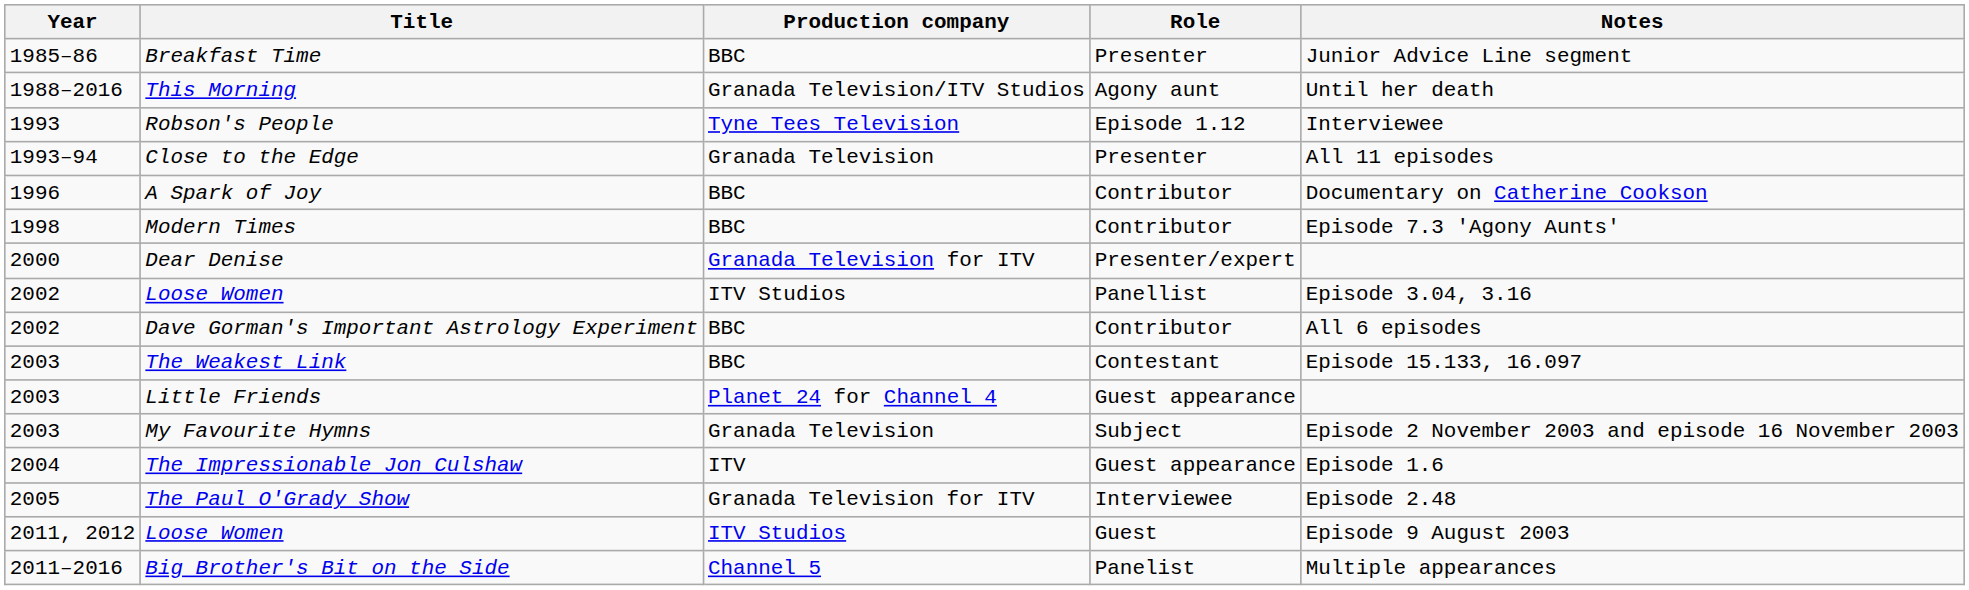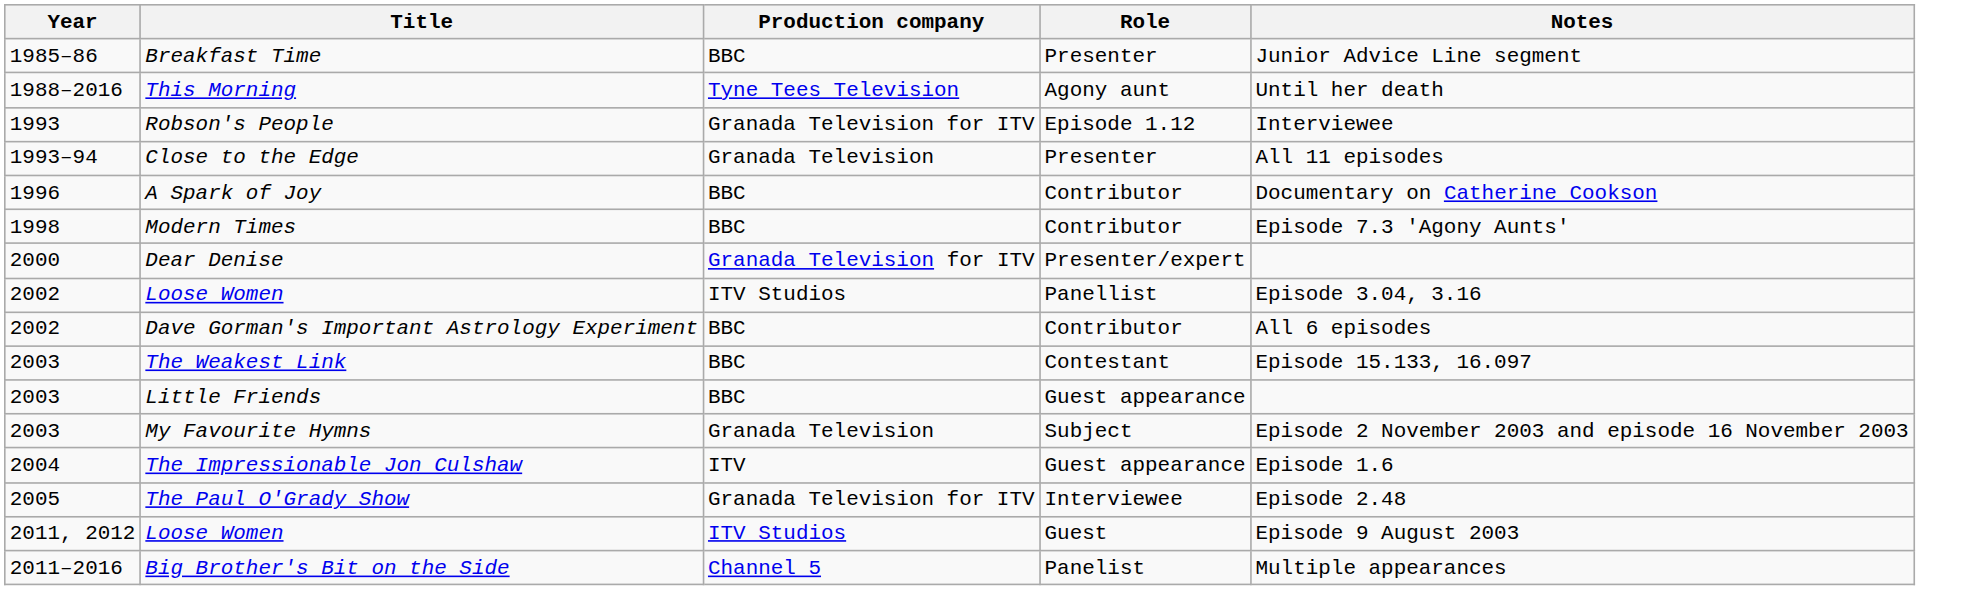(896, 90) Granada Television/ITV Studios -> (834, 90) Tyne Tees Television
(834, 124) Tyne Tees Television -> (871, 124) Granada Television for ITV
(852, 397) Planet 24 for Channel 4 -> (727, 397) BBC
